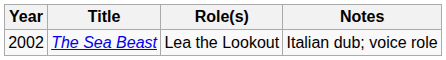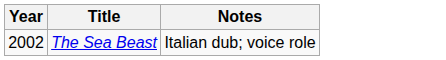- column: (222, 17)
